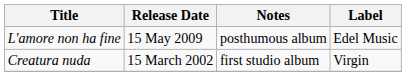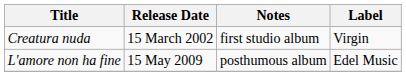rows swapped: (49, 60) <-> (64, 37)
